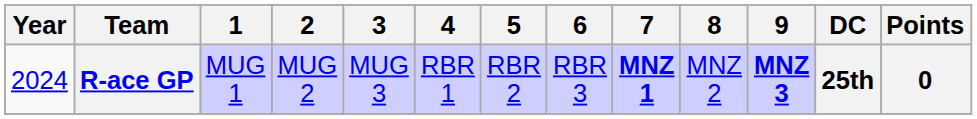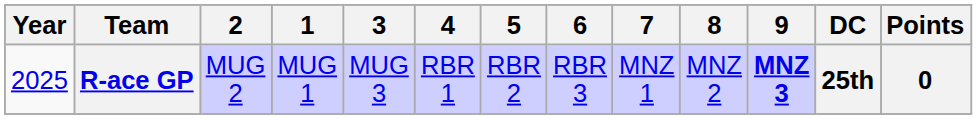columns swapped: (236, 25) <-> (307, 25)
(39, 79) 2024 -> (39, 79) 2025
(647, 79) bold -> (647, 79) normal
